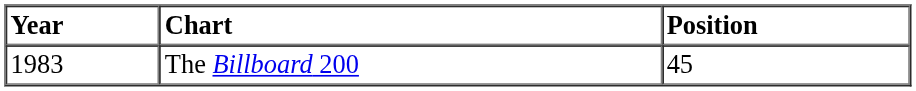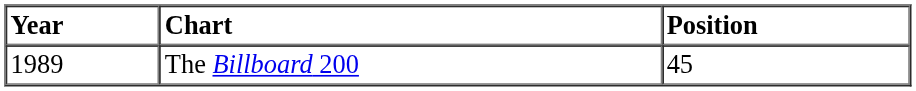(37, 64) 1983 -> (37, 64) 1989
